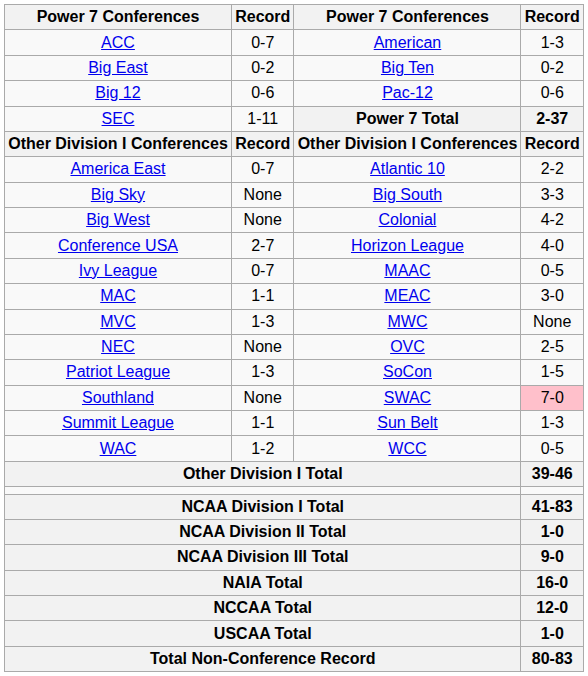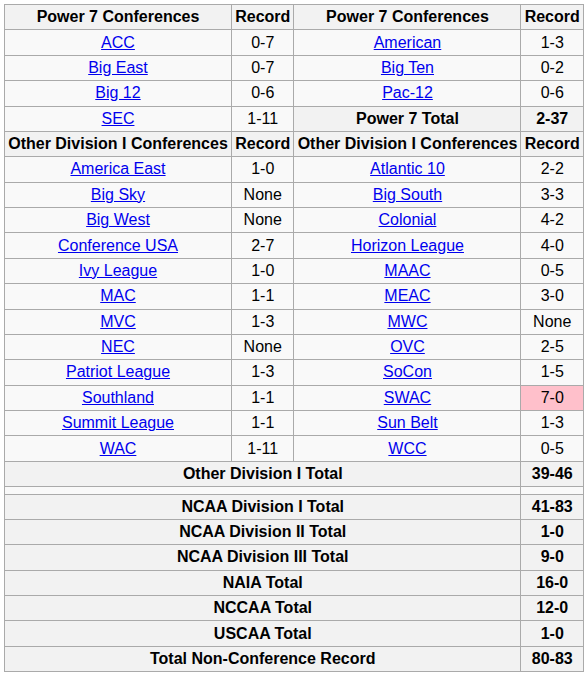(263, 67) 0-2 -> (263, 67) 0-7
(263, 169) 0-7 -> (263, 169) 1-0
(263, 270) 0-7 -> (263, 270) 1-0
(263, 397) None -> (263, 397) 1-1
(263, 448) 1-2 -> (263, 448) 1-11
